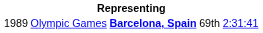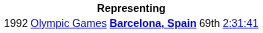(16, 23) 1989 -> (16, 23) 1992
